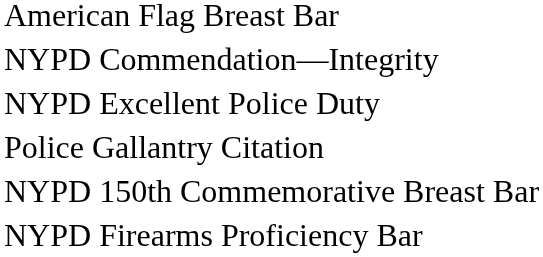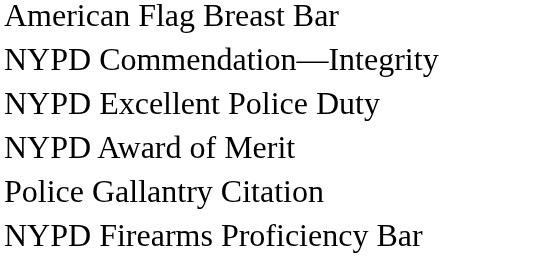+ row: (150, 147)
- row: (272, 191)
